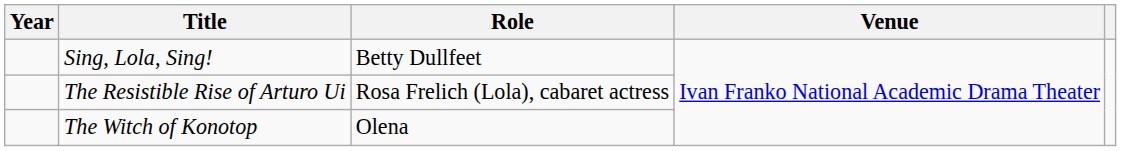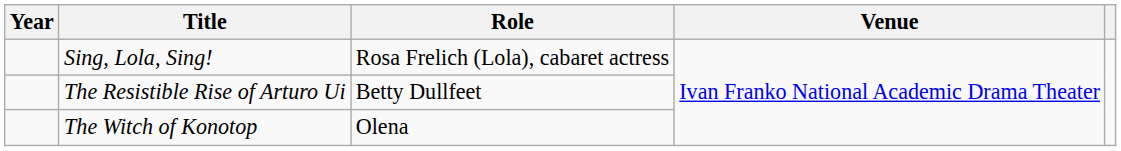(419, 57) Betty Dullfeet -> (512, 57) Rosa Frelich (Lola), cabaret actress
(512, 92) Rosa Frelich (Lola), cabaret actress -> (419, 92) Betty Dullfeet
